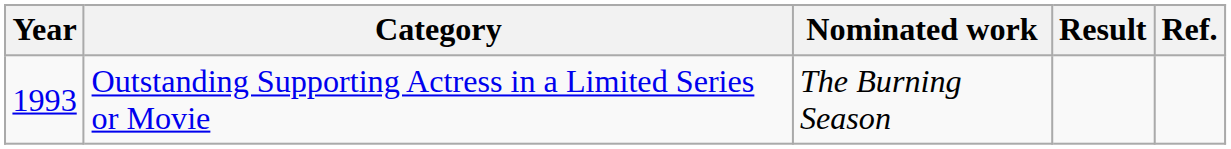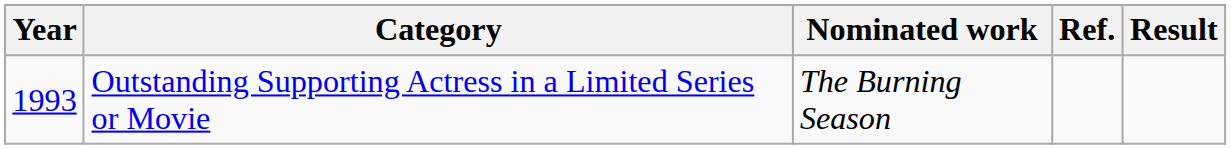columns swapped: (1103, 30) <-> (1190, 30)
